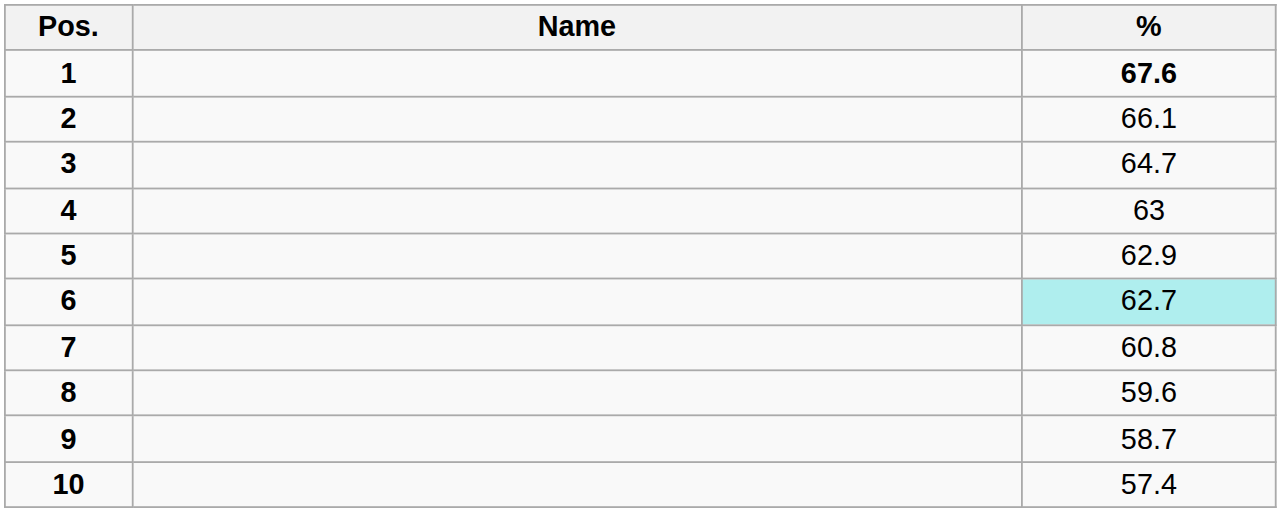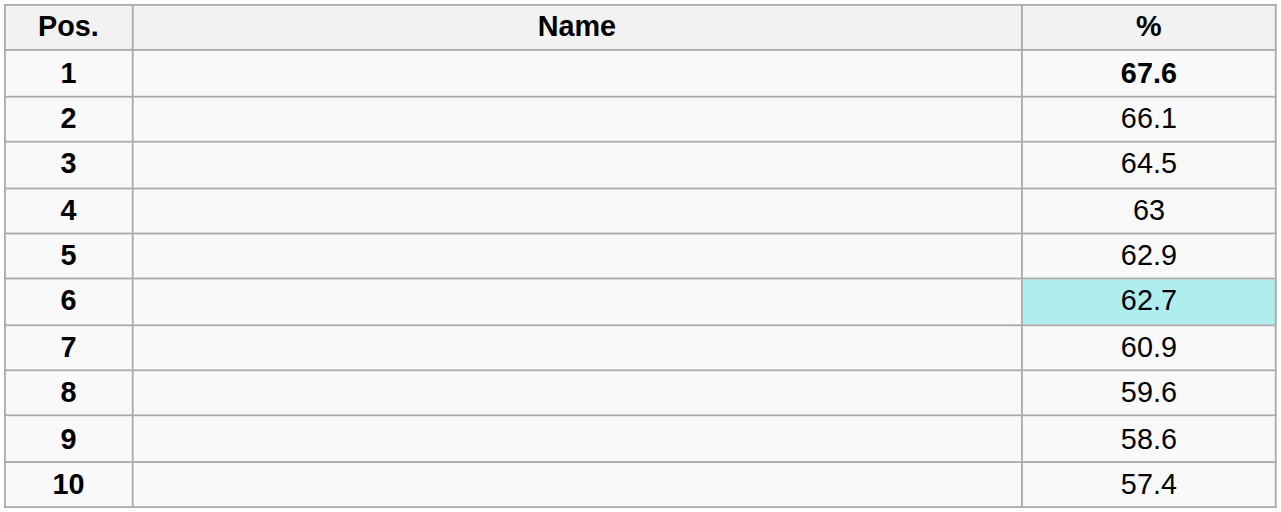(1149, 164) 64.7 -> (1149, 164) 64.5
(1149, 347) 60.8 -> (1149, 347) 60.9
(1149, 438) 58.7 -> (1149, 438) 58.6
